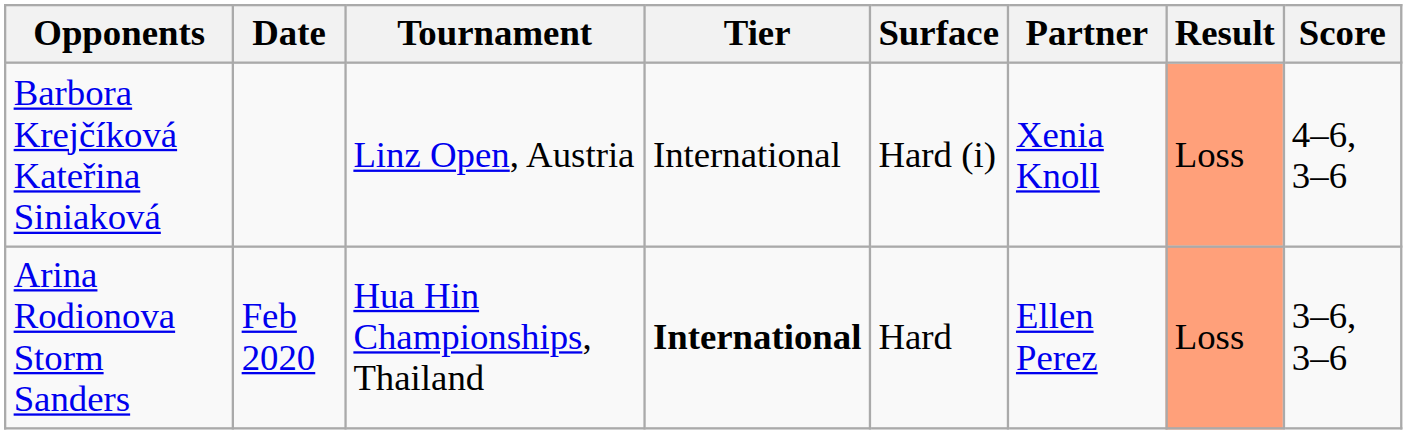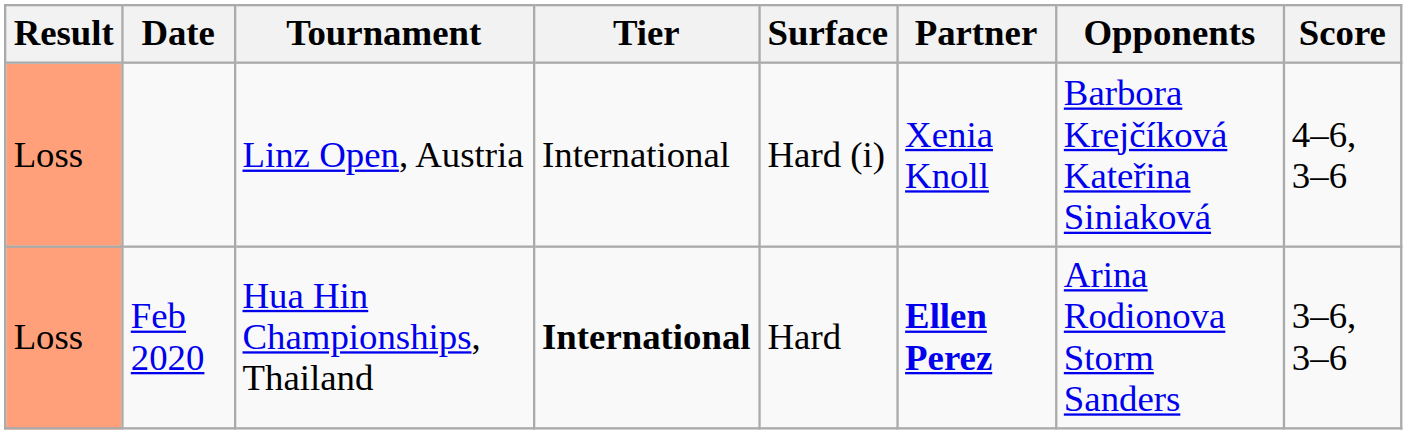columns swapped: (1225, 33) <-> (119, 33)
(1057, 336) normal -> (949, 336) bold
